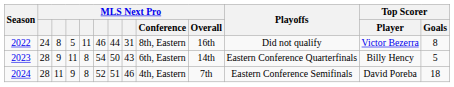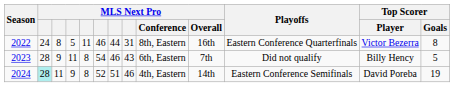(292, 43) Did not qualify -> (292, 43) Eastern Conference Quarterfinals
(115, 58) 50 -> (115, 58) 46
(206, 58) 14th -> (206, 58) 7th
(292, 58) Eastern Conference Quarterfinals -> (292, 58) Did not qualify
(45, 74) no background -> (45, 74) paleturquoise background
(206, 74) 7th -> (206, 74) 14th
(435, 74) 18 -> (435, 74) 19
